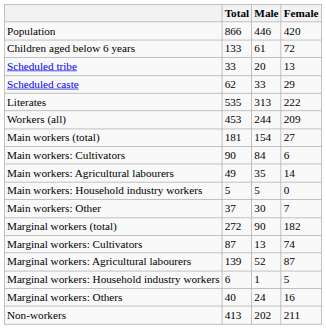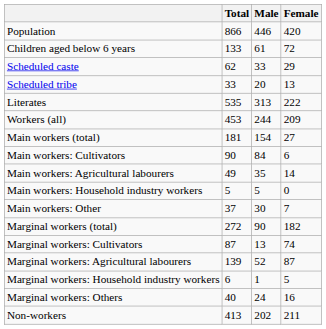rows swapped: (43, 84) <-> (42, 66)
